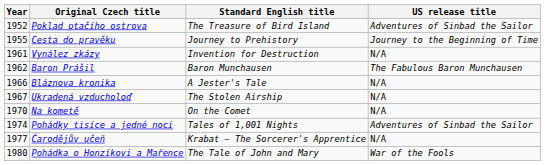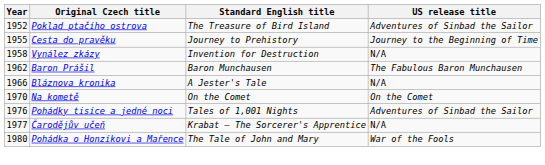(17, 54) 1961 -> (17, 54) 1958
- row: (81, 97)
(378, 111) N/A -> (402, 97) On the Comet
(17, 125) 1974 -> (17, 111) 1976
